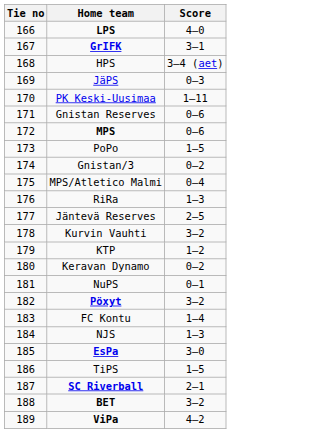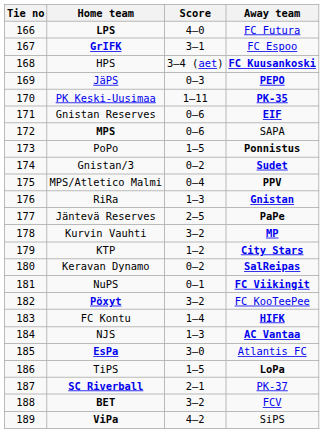+ column: (272, 13)
